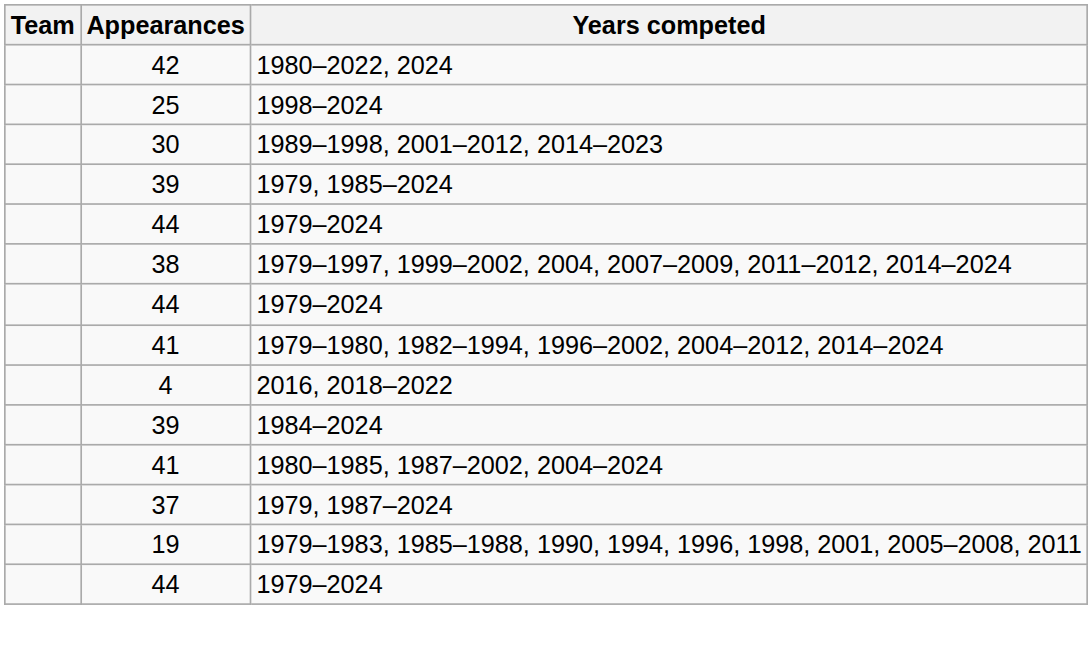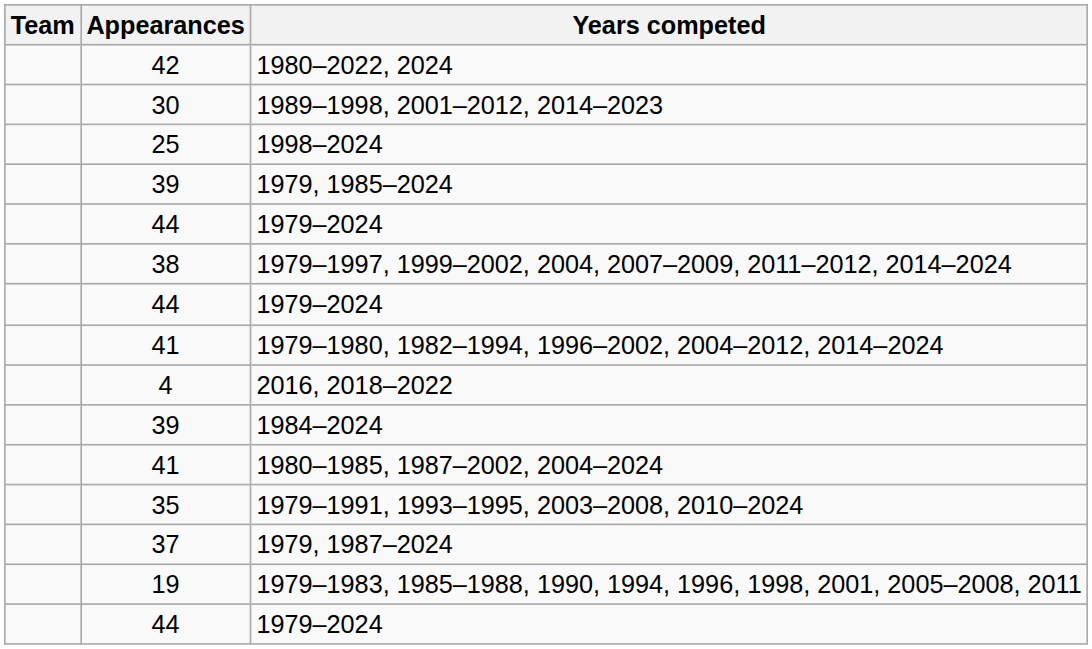rows swapped: (166, 145) <-> (166, 105)
+ row: (166, 504)
